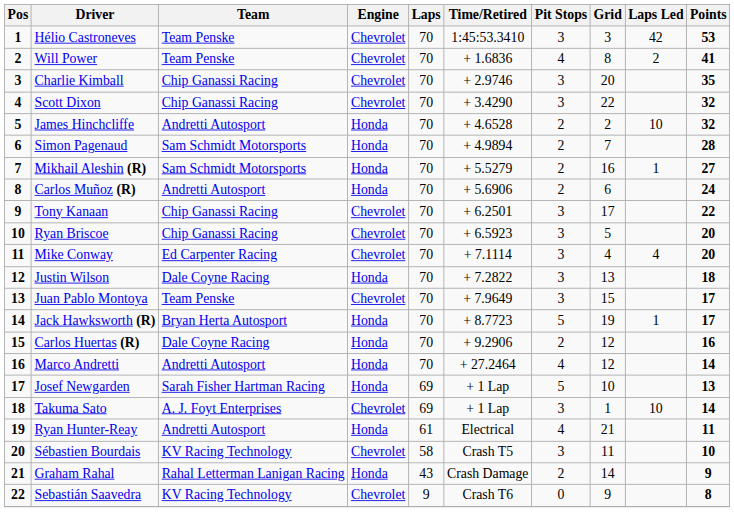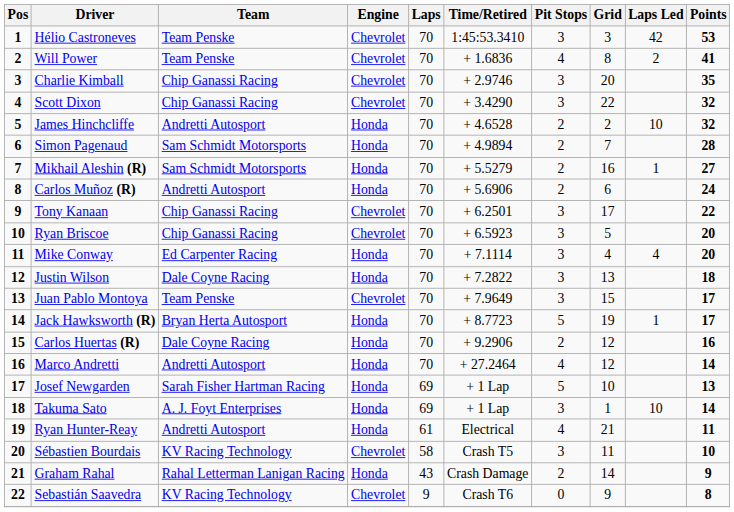(378, 255) Chevrolet -> (369, 255) Honda
(378, 408) Chevrolet -> (369, 408) Honda
